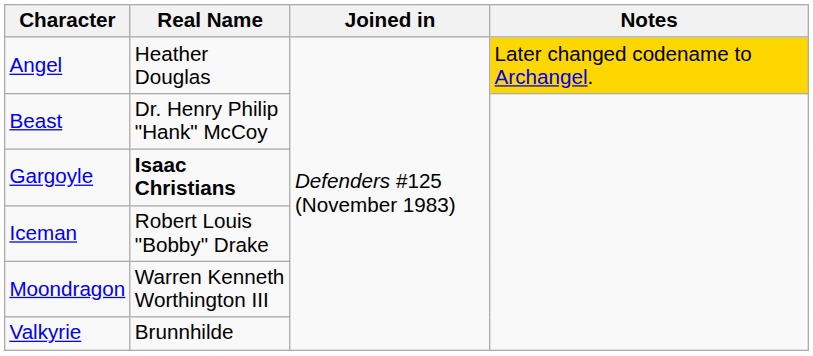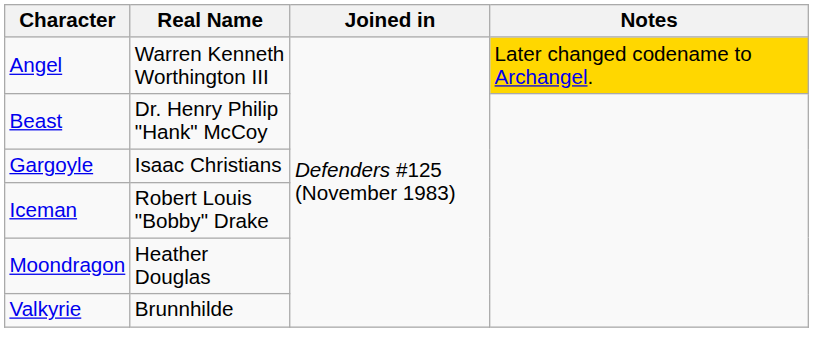(173, 65) Heather Douglas -> (210, 65) Warren Kenneth Worthington III
(185, 177) bold -> (208, 165) normal
(210, 289) Warren Kenneth Worthington III -> (173, 265) Heather Douglas
